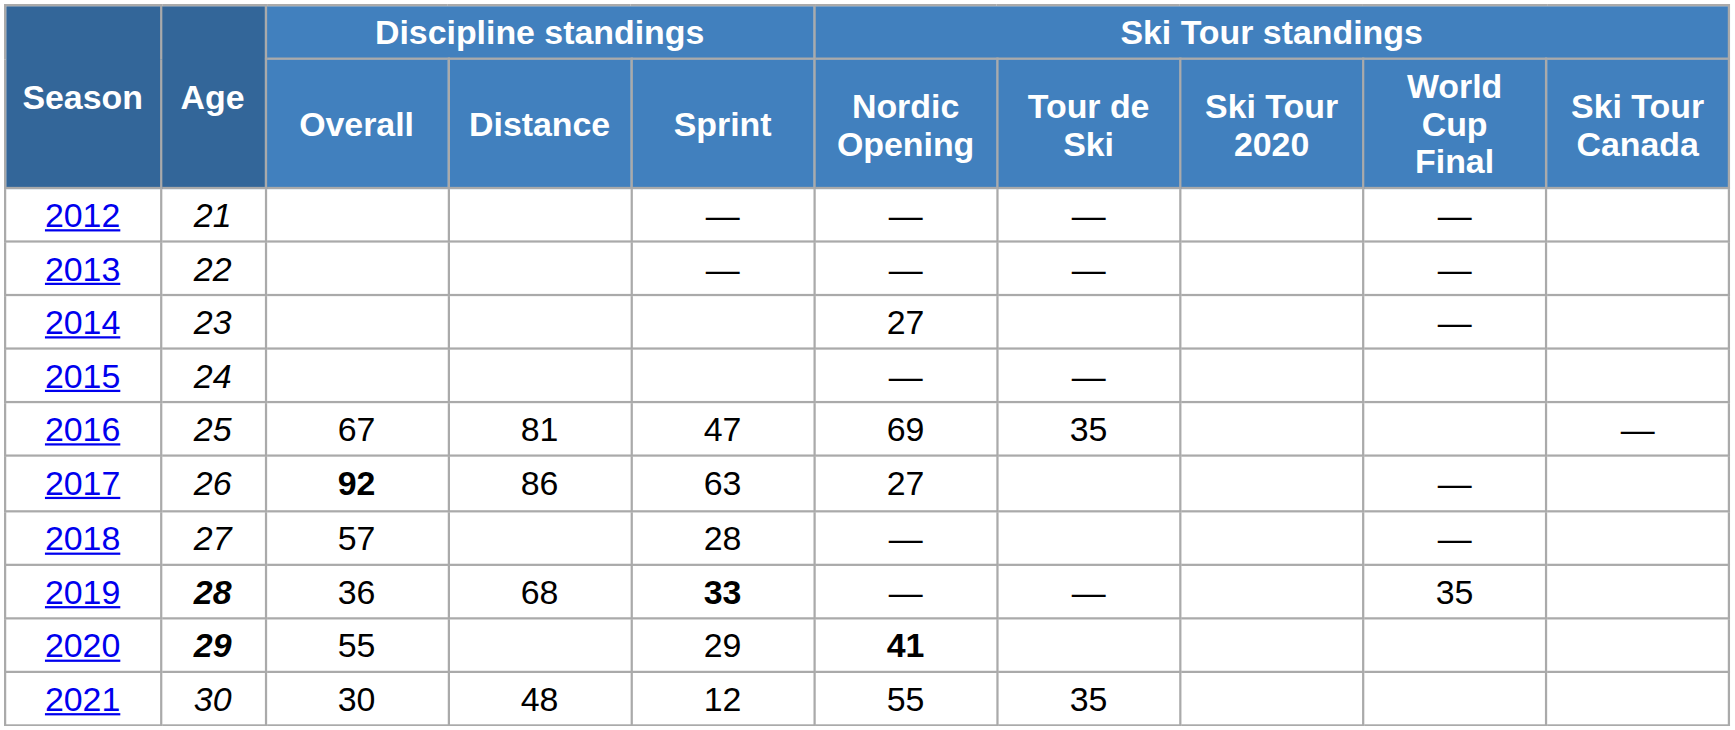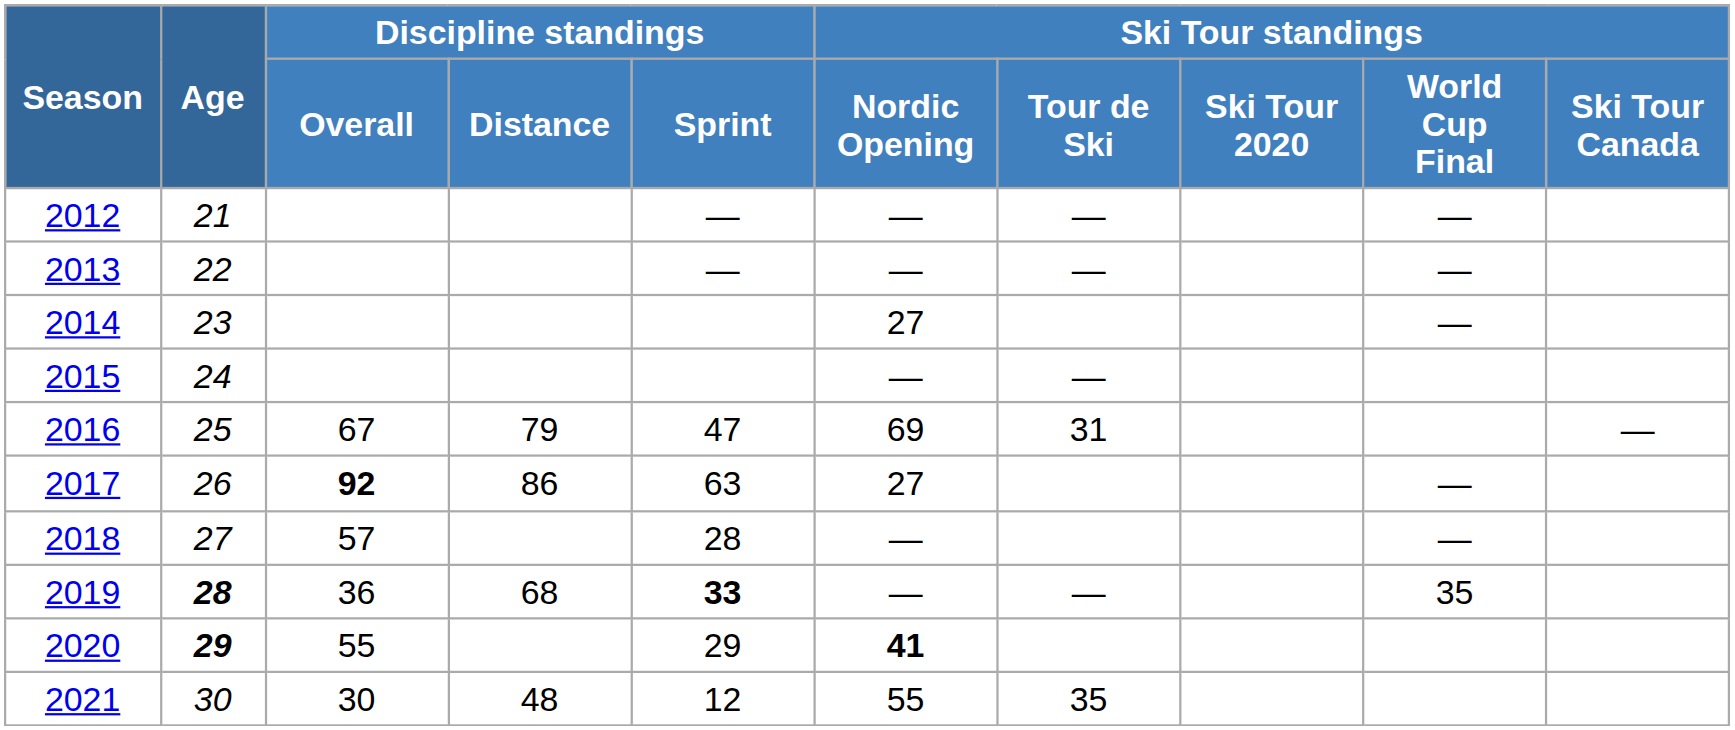(540, 430) 81 -> (540, 430) 79
(1089, 430) 35 -> (1089, 430) 31
